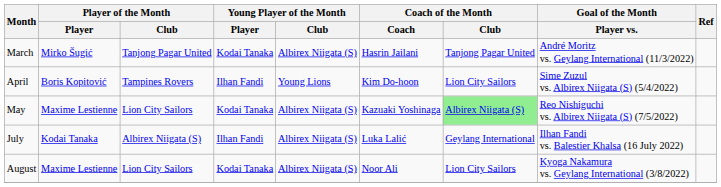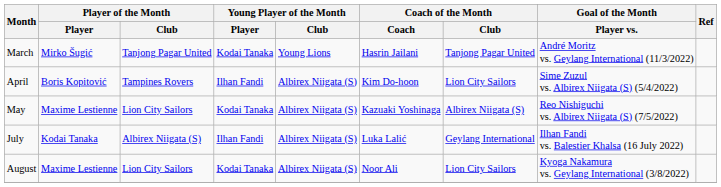(317, 53) Albirex Niigata (S) -> (304, 53) Young Lions
(304, 82) Young Lions -> (317, 82) Albirex Niigata (S)
(485, 110) lightgreen background -> (485, 110) no background
